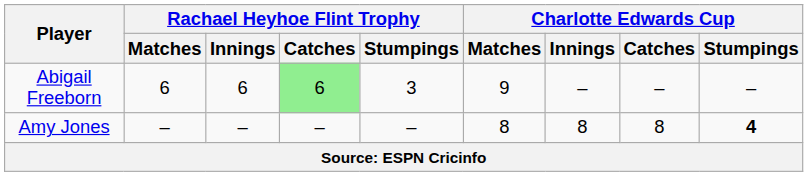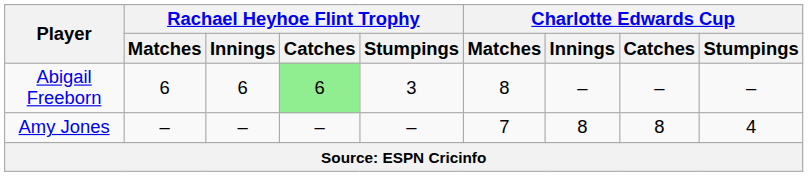(504, 87) 9 -> (504, 87) 8
(504, 127) 8 -> (504, 127) 7
(751, 127) bold -> (751, 127) normal
